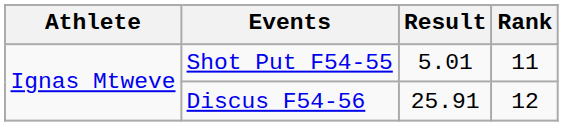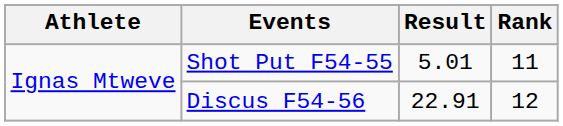(445, 101) 25.91 -> (445, 101) 22.91
